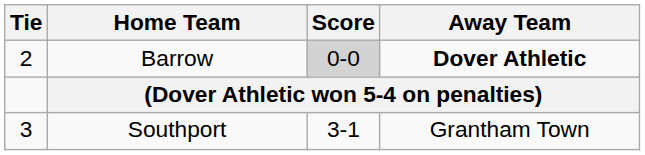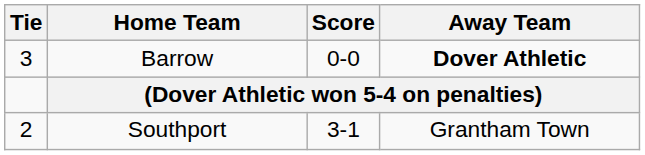(26, 58) 2 -> (26, 58) 3
(343, 58) lightgrey background -> (343, 58) no background
(26, 130) 3 -> (26, 130) 2
